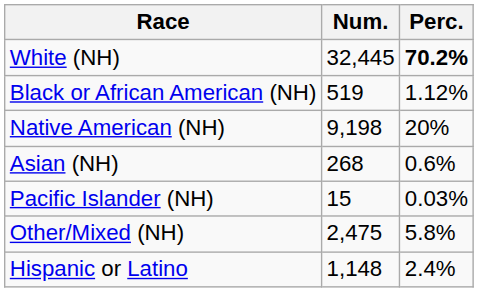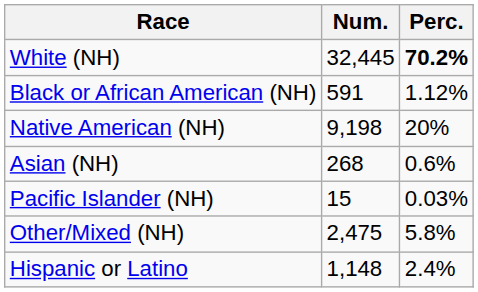(345, 92) 519 -> (345, 92) 591
